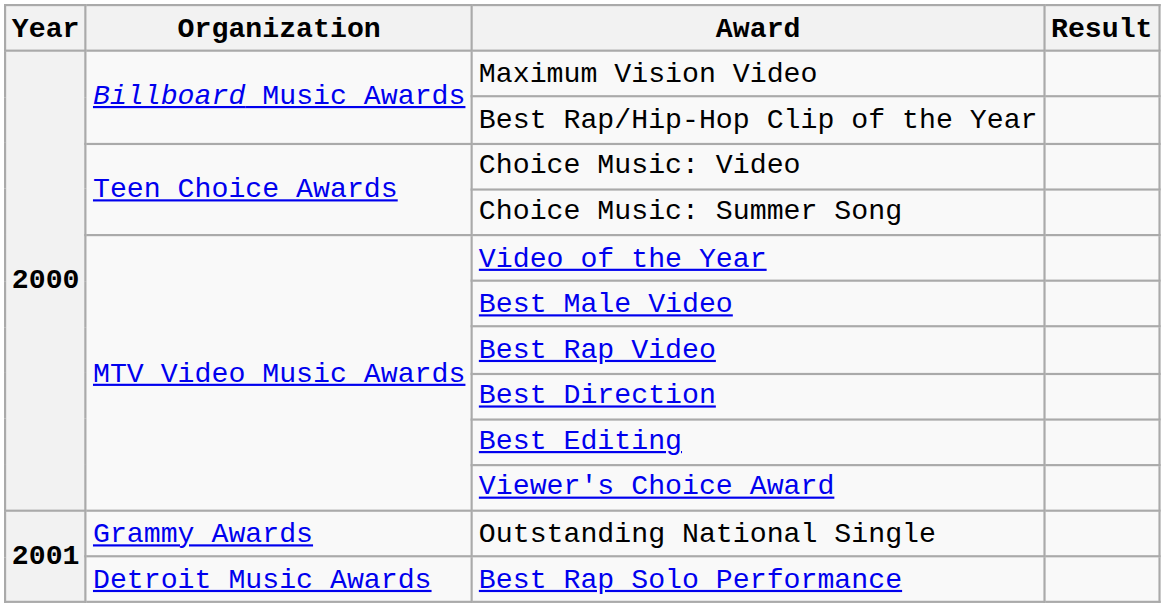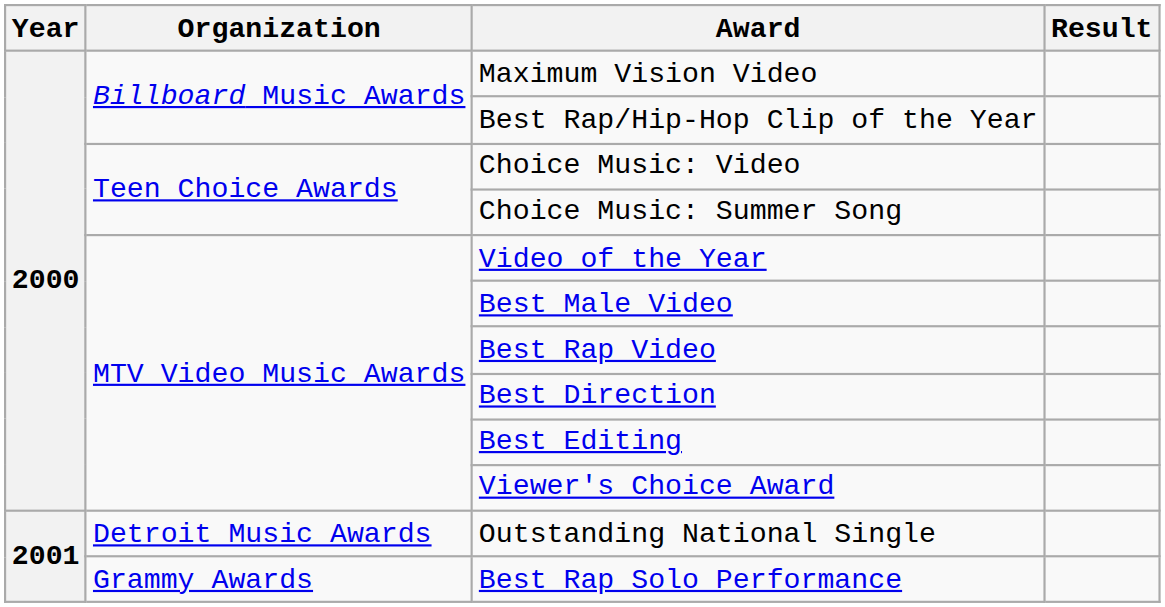(203, 534) Grammy Awards -> (262, 534) Detroit Music Awards
(262, 580) Detroit Music Awards -> (203, 580) Grammy Awards
